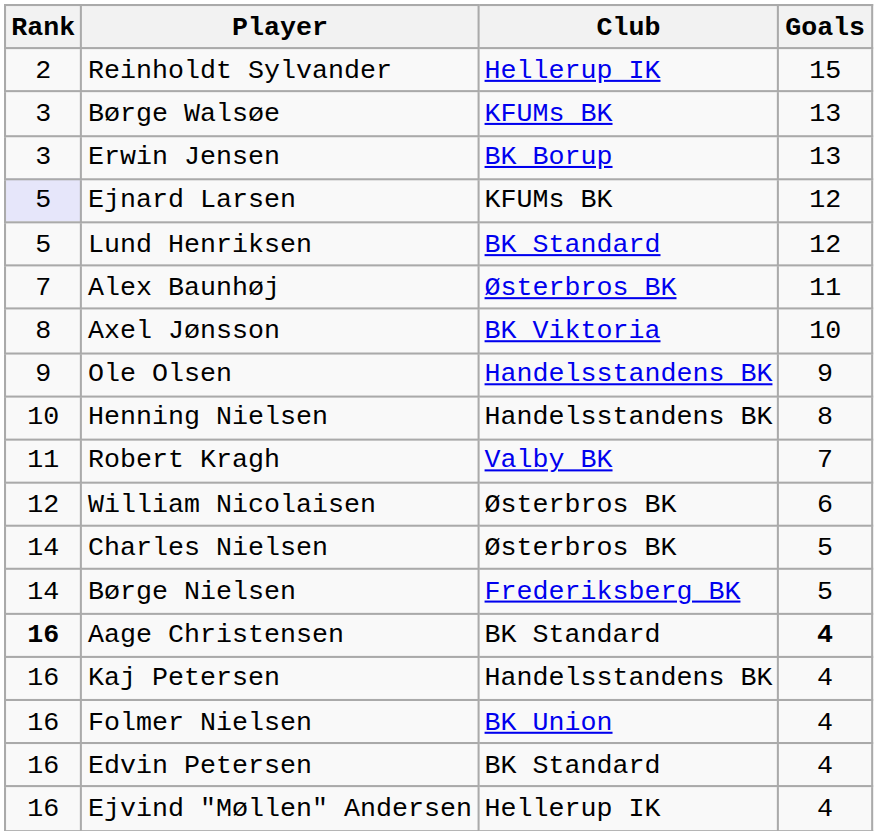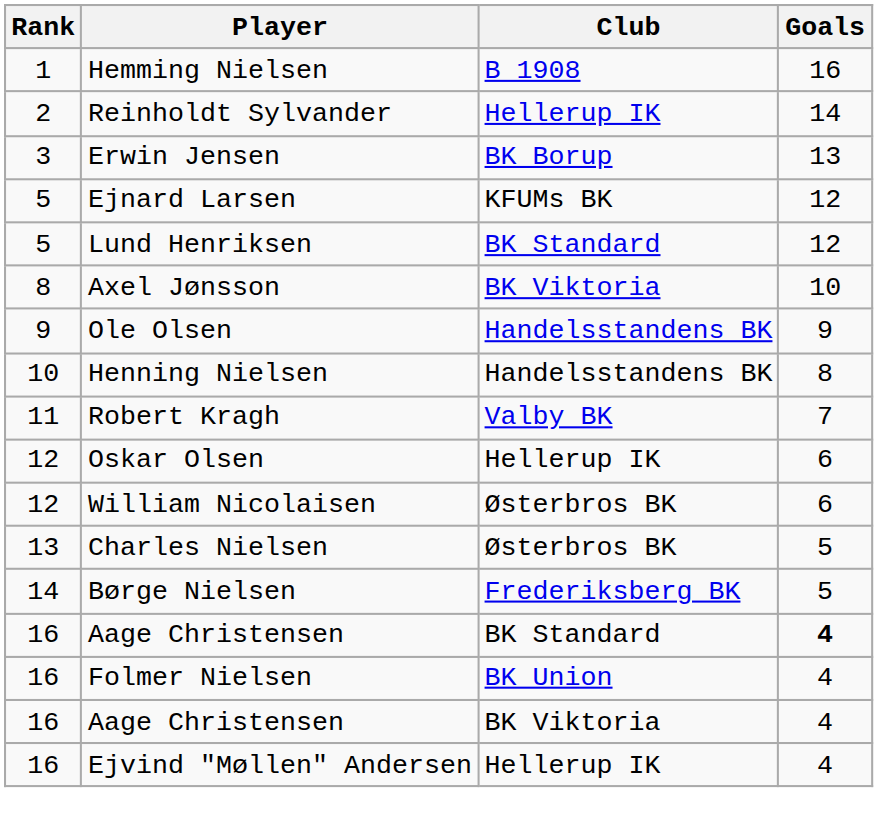+ row: (208, 70)
(825, 70) 15 -> (825, 114) 14
- row: (184, 114)
(43, 200) lavender background -> (43, 200) no background
- row: (184, 287)
+ row: (176, 461)
(43, 548) 14 -> (43, 548) 13
(43, 635) bold -> (43, 635) normal
- row: (184, 678)
- row: (200, 765)
+ row: (216, 722)
